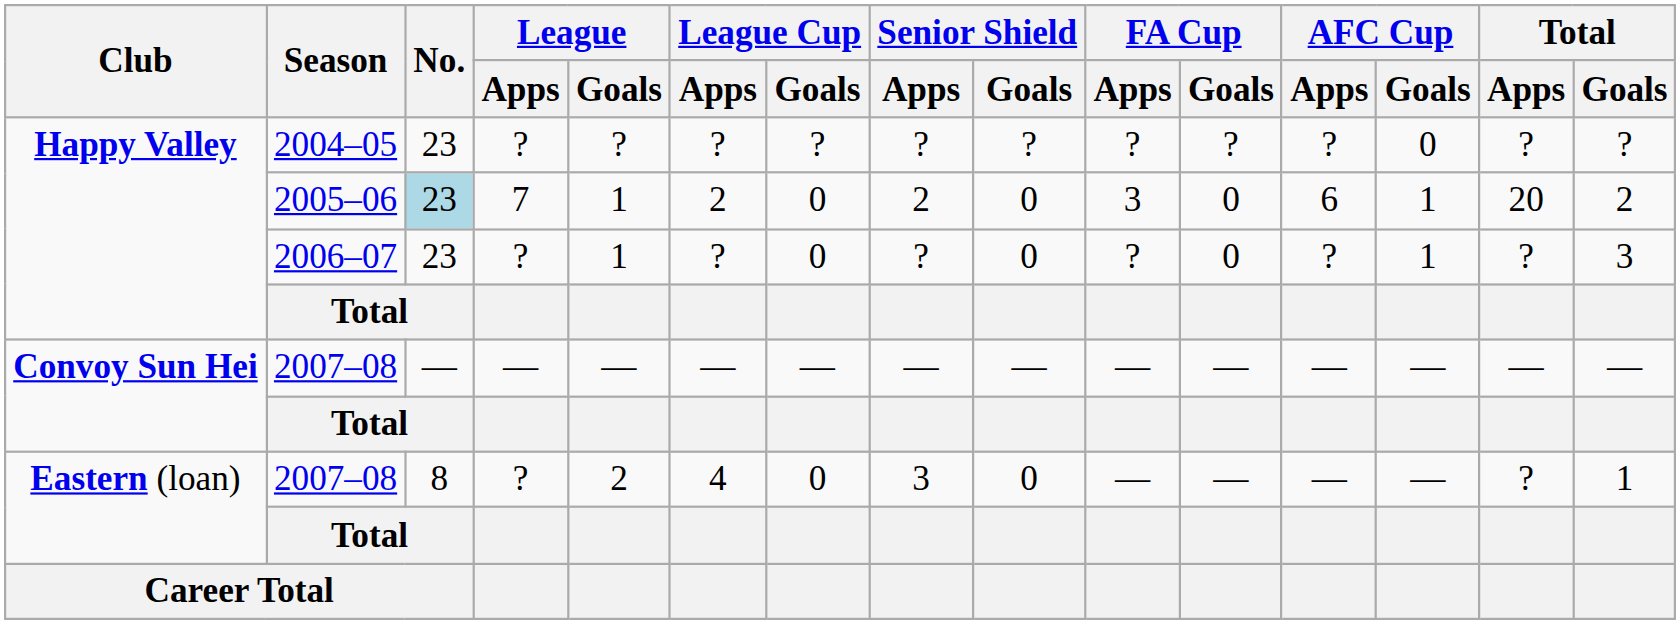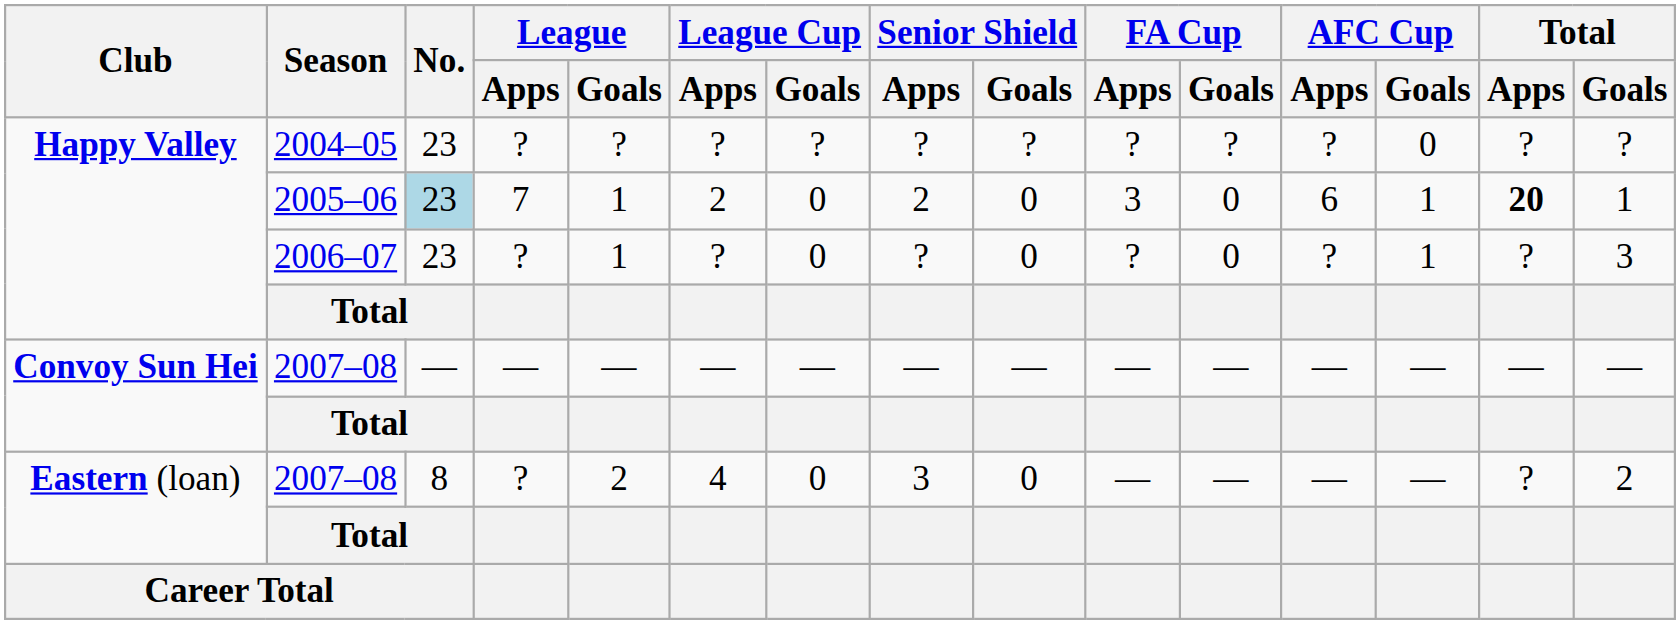(1526, 199) normal -> (1526, 199) bold
(1625, 199) 2 -> (1625, 199) 1
(1625, 479) 1 -> (1625, 479) 2
